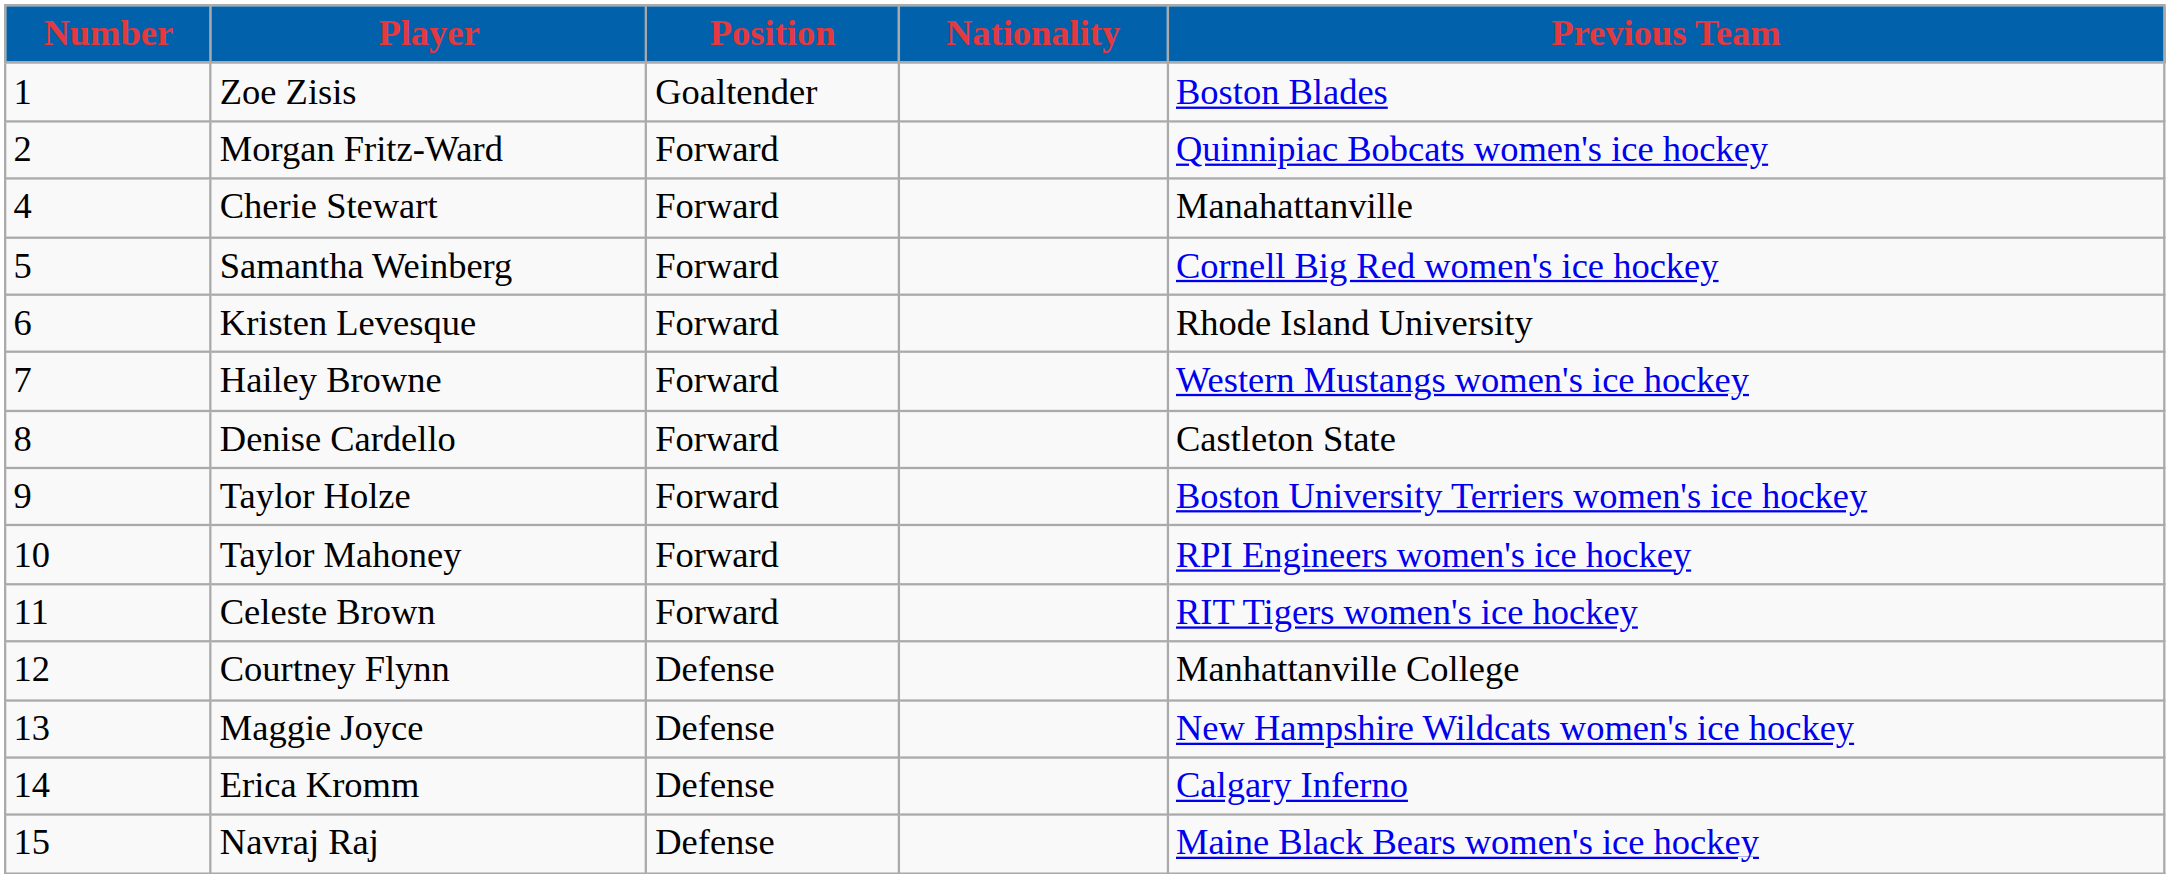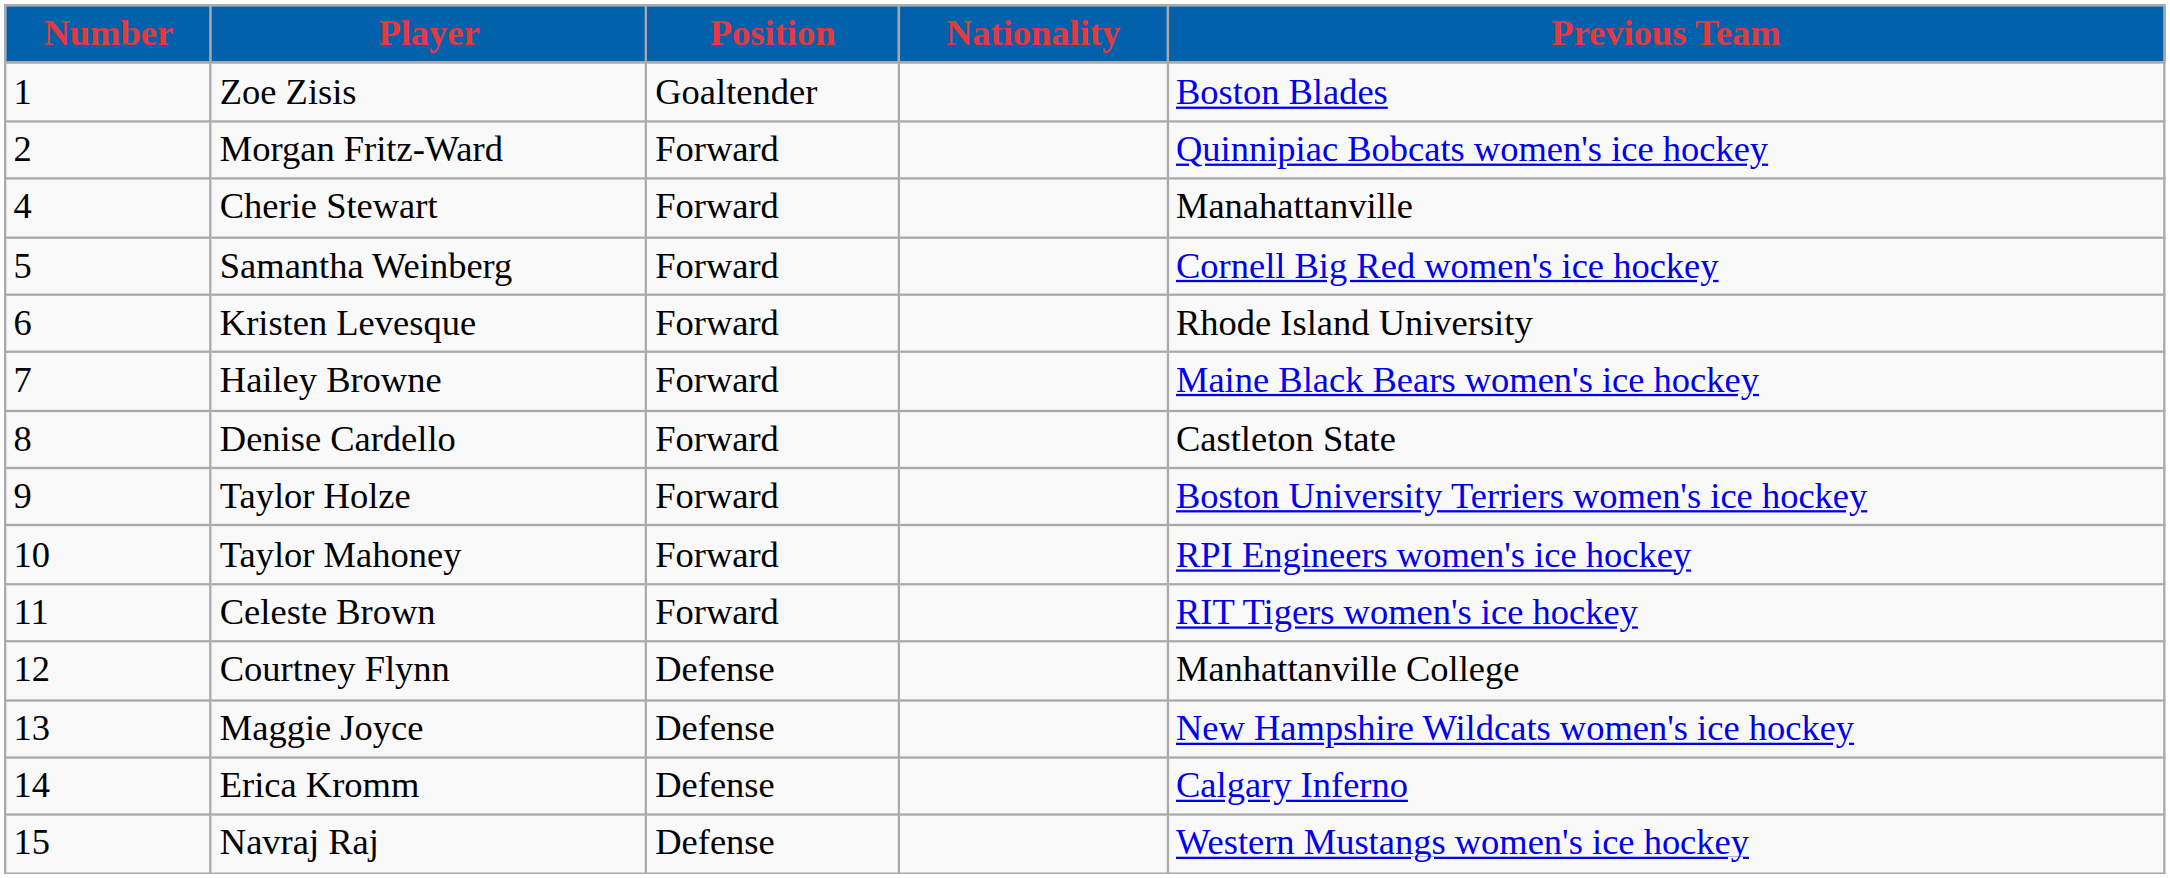(1462, 380) Western Mustangs women's ice hockey -> (1467, 380) Maine Black Bears women's ice hockey
(1467, 843) Maine Black Bears women's ice hockey -> (1462, 843) Western Mustangs women's ice hockey
